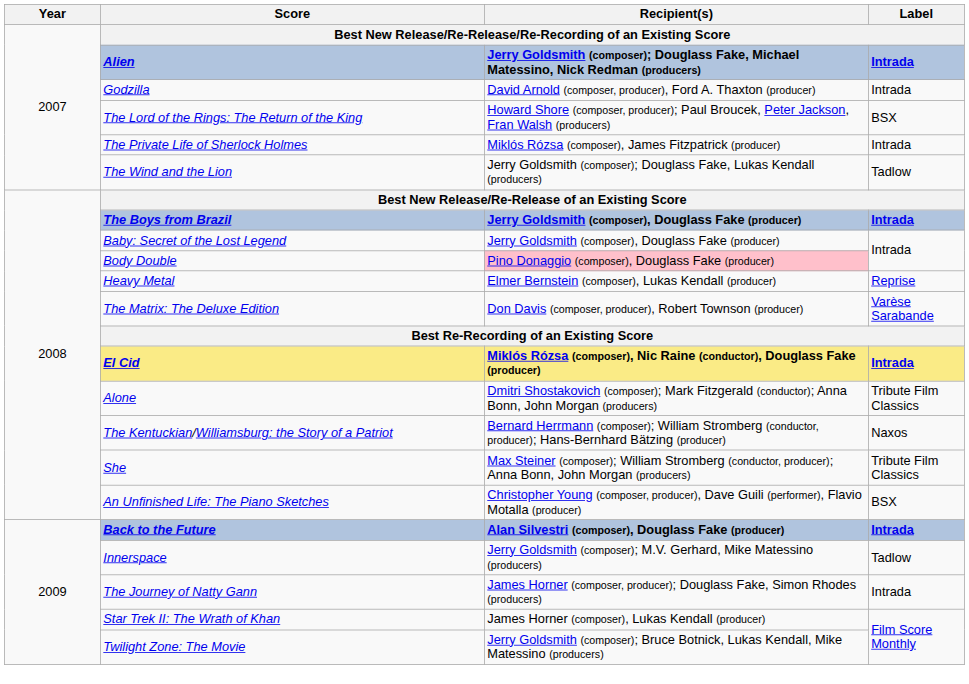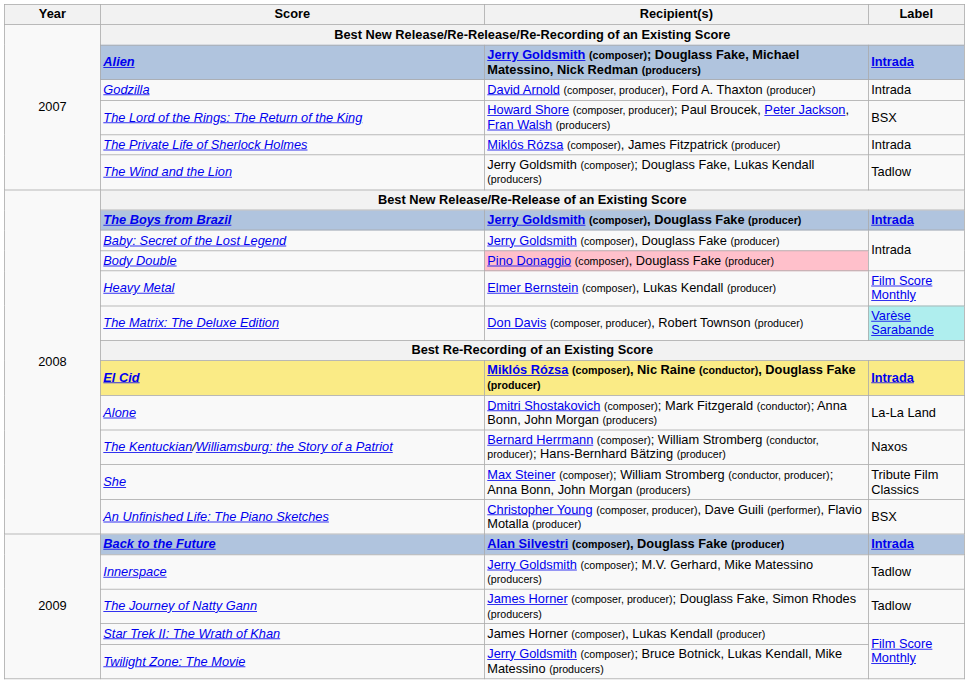(893, 281) Reprise -> (902, 288) Film Score Monthly
(903, 308) no background -> (903, 323) paleturquoise background
(905, 398) Tribute Film Classics -> (904, 412) La-La Land
(891, 592) Intrada -> (891, 606) Tadlow
